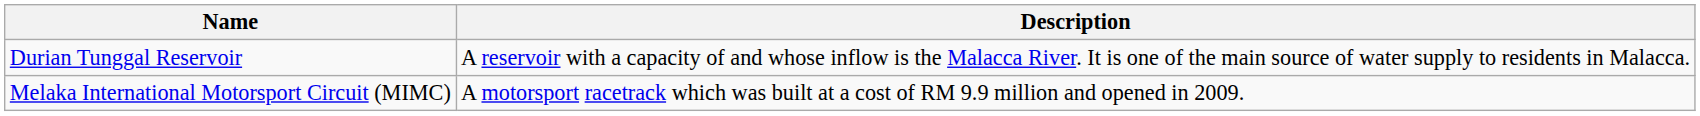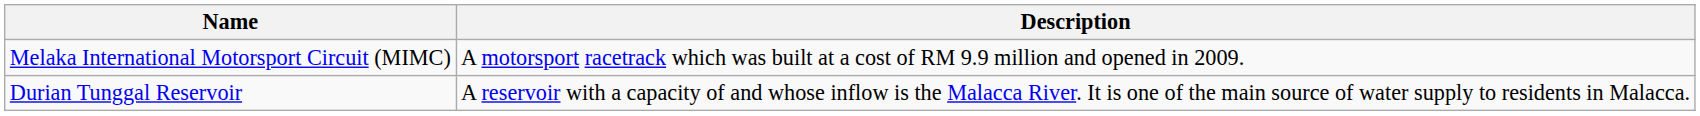rows swapped: (126, 57) <-> (230, 92)
